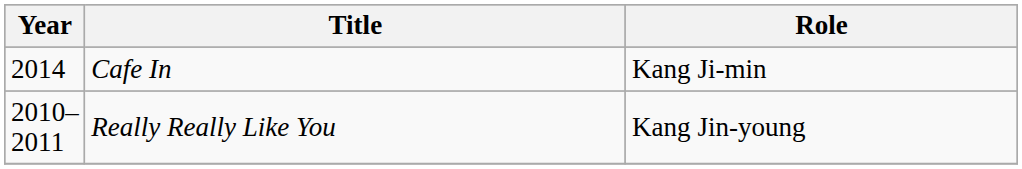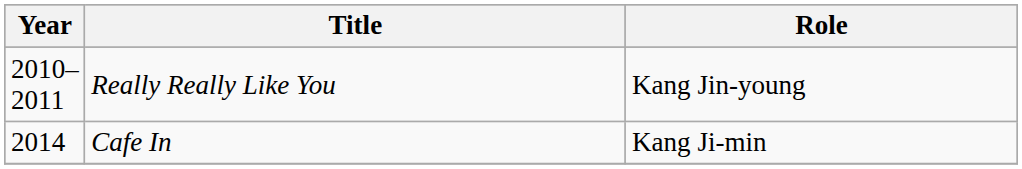rows swapped: (213, 126) <-> (131, 68)
